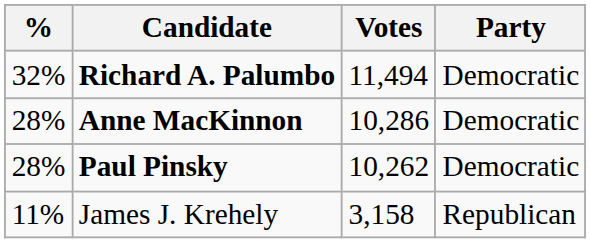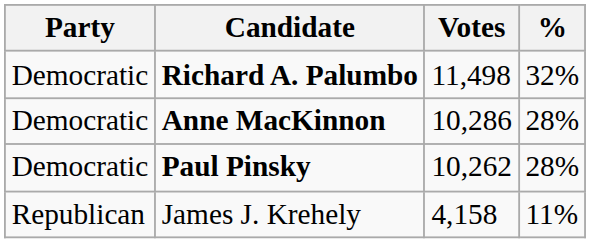columns swapped: (511, 27) <-> (38, 27)
(388, 74) 11,494 -> (471, 74) 11,498
(381, 213) 3,158 -> (464, 213) 4,158
